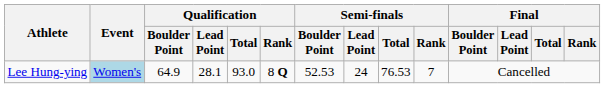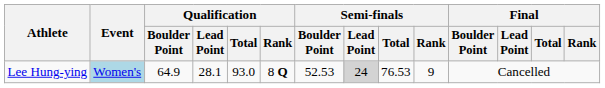(361, 72) no background -> (361, 72) lightgrey background
(431, 72) 7 -> (431, 72) 9
